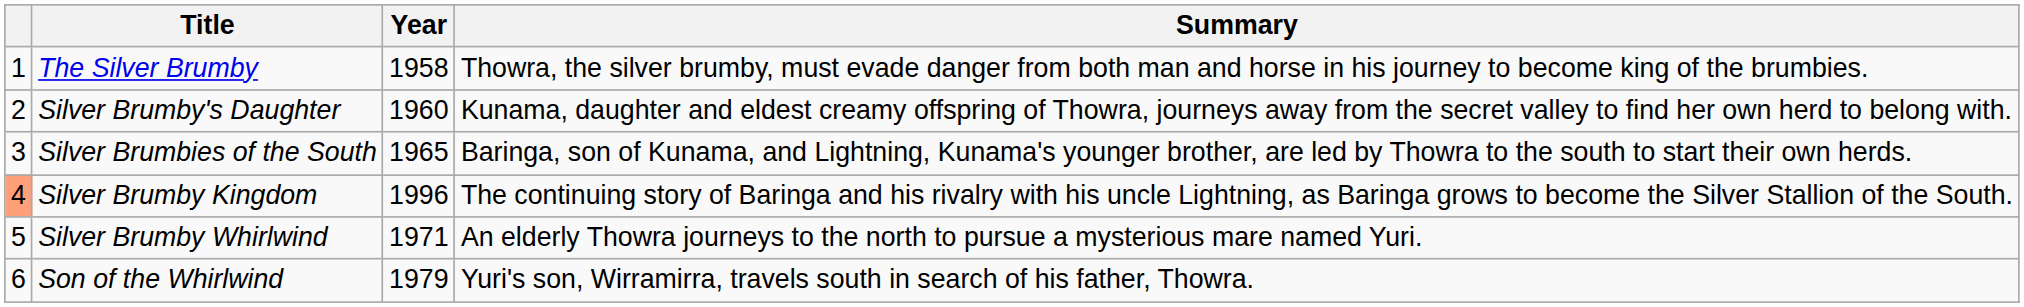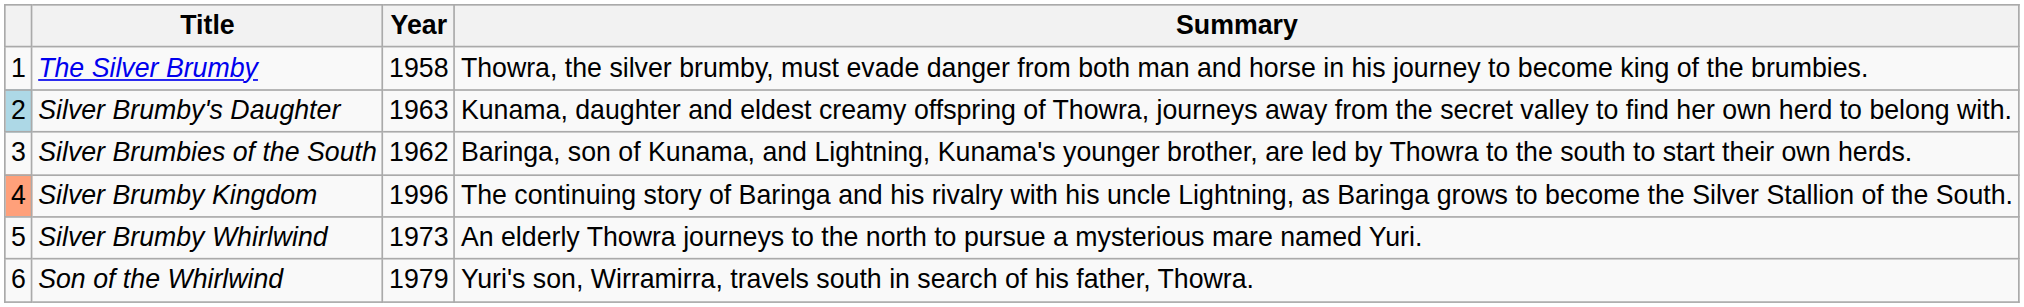(18, 110) no background -> (18, 110) lightblue background
(419, 110) 1960 -> (419, 110) 1963
(419, 152) 1965 -> (419, 152) 1962
(419, 237) 1971 -> (419, 237) 1973
